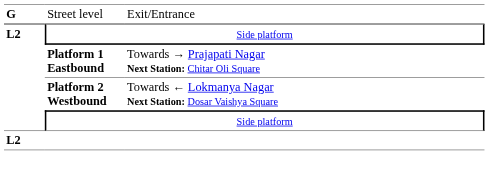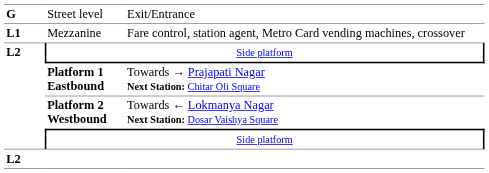+ row: (74, 33)
